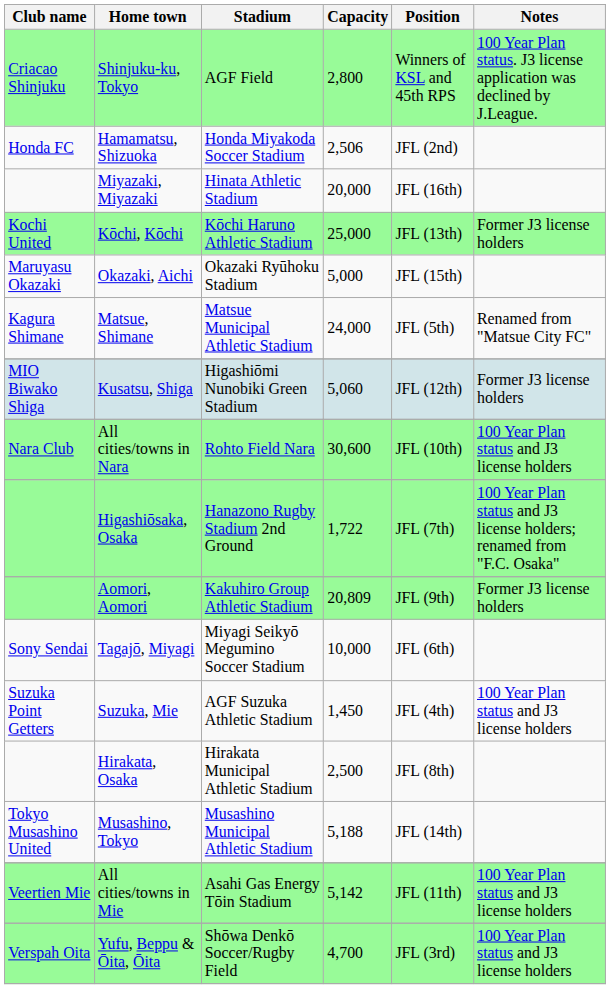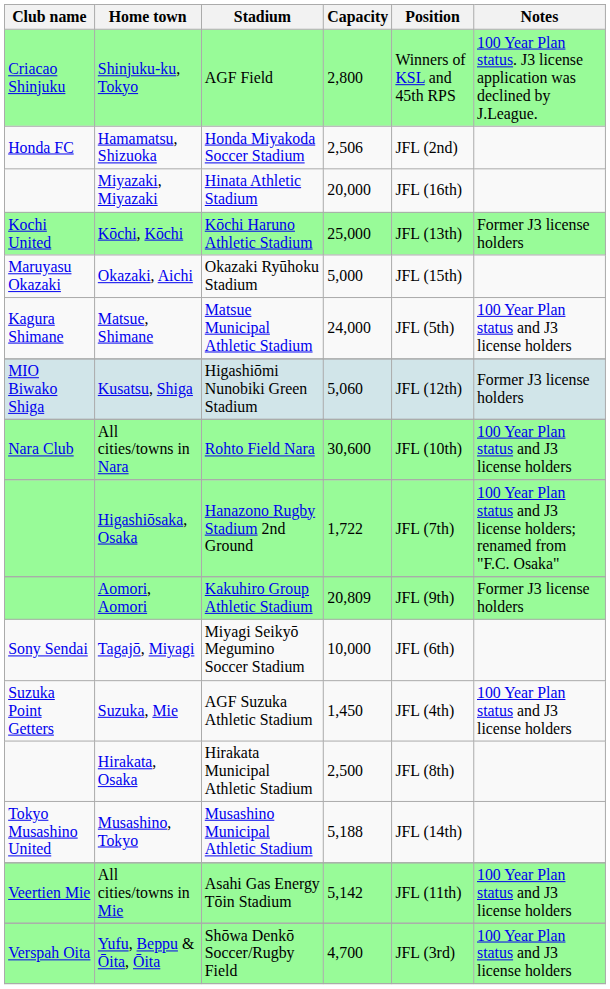(534, 328) Renamed from "Matsue City FC" -> (524, 328) 100 Year Plan status and J3 license holders
